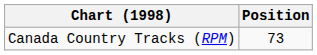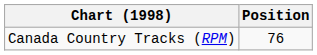(276, 39) 73 -> (276, 39) 76
